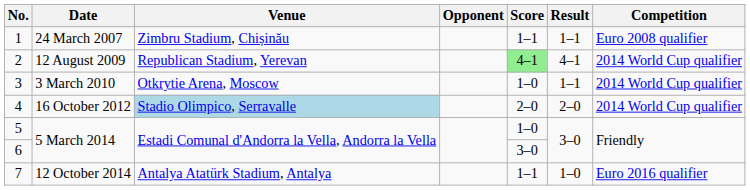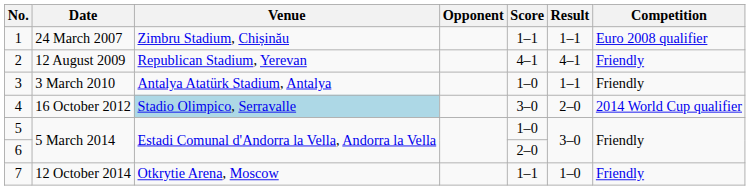(527, 60) lightgreen background -> (527, 60) no background
(669, 60) 2014 World Cup qualifier -> (620, 60) Friendly
(208, 83) Otkrytie Arena, Moscow -> (234, 83) Antalya Atatürk Stadium, Antalya
(669, 83) 2014 World Cup qualifier -> (620, 83) Friendly
(527, 106) 2–0 -> (527, 106) 3–0
(527, 151) 3–0 -> (527, 151) 2–0
(234, 173) Antalya Atatürk Stadium, Antalya -> (208, 173) Otkrytie Arena, Moscow
(652, 173) Euro 2016 qualifier -> (620, 173) Friendly
